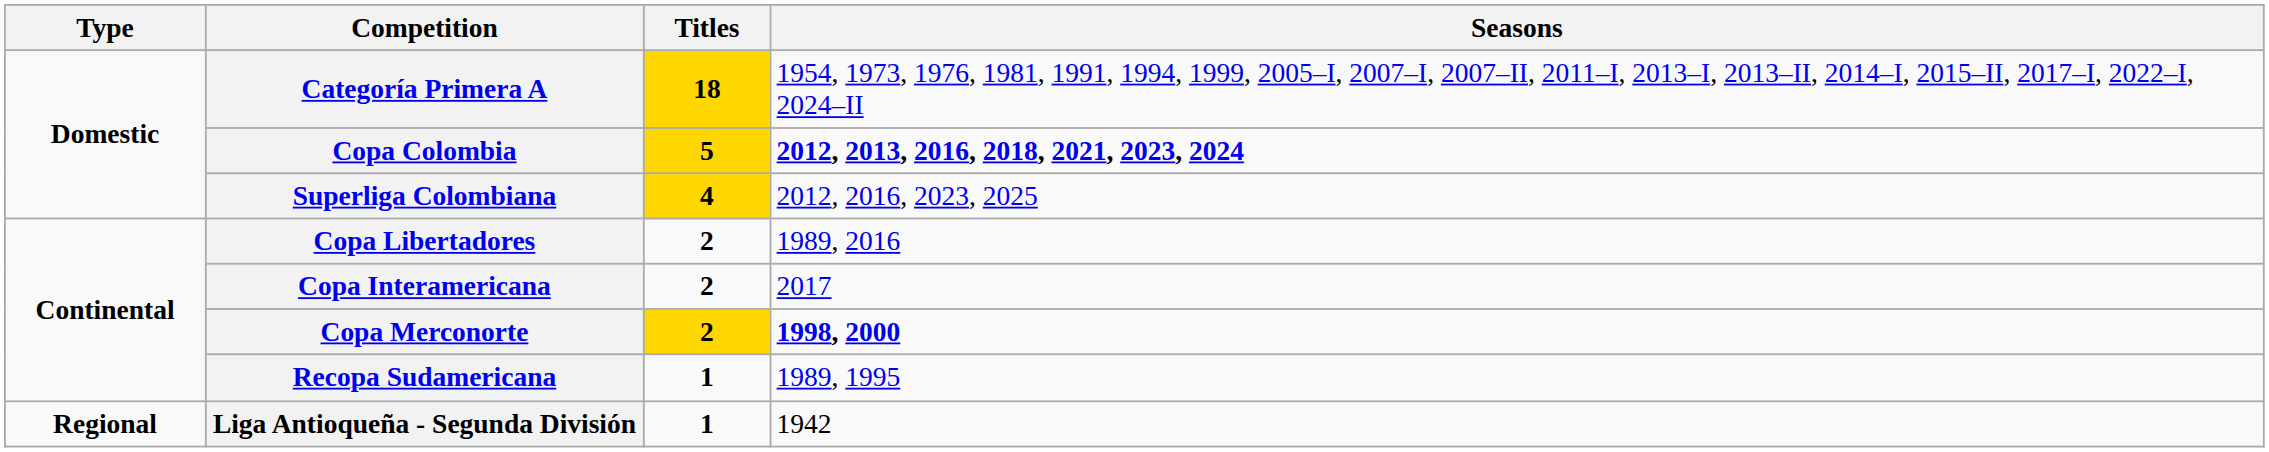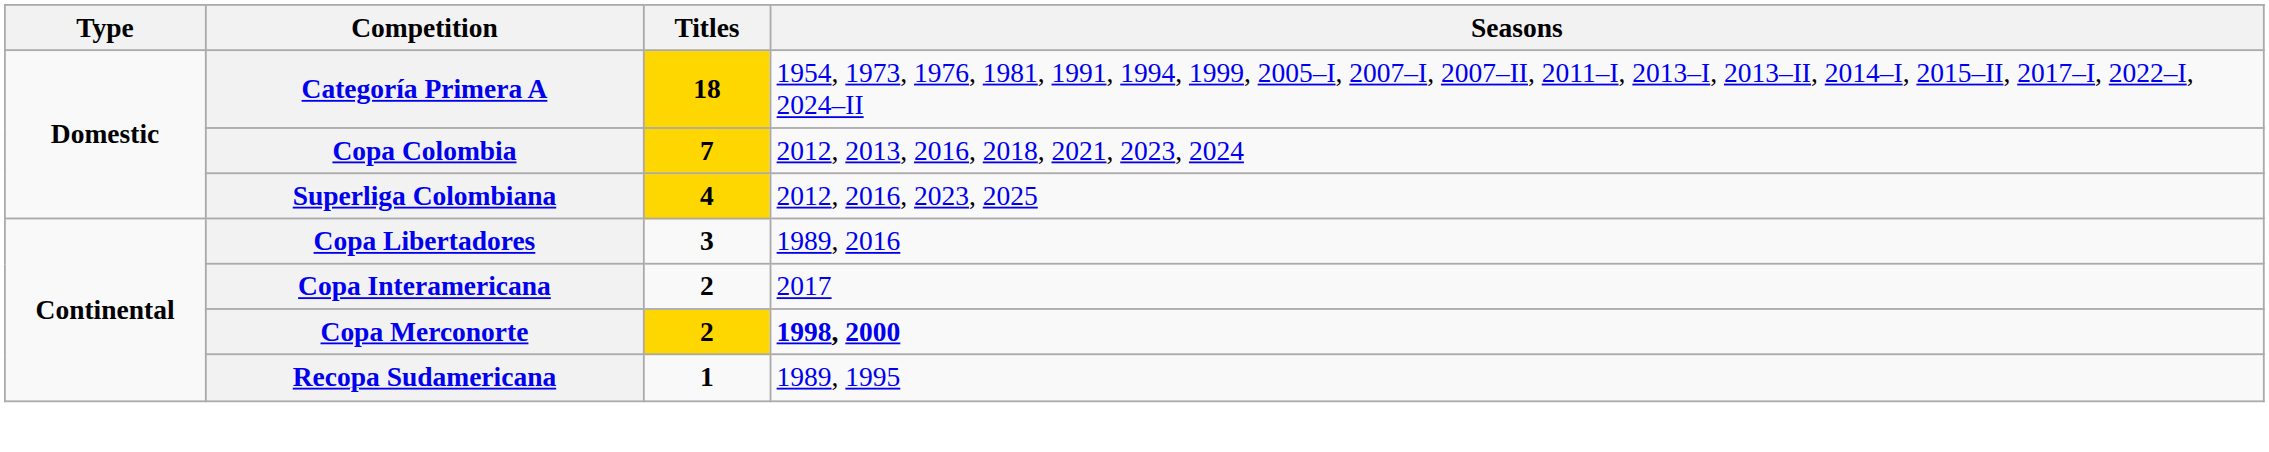(707, 150) 5 -> (707, 150) 7
(1010, 150) bold -> (1010, 150) normal
(707, 241) 2 -> (707, 241) 3
- row: (424, 422)
